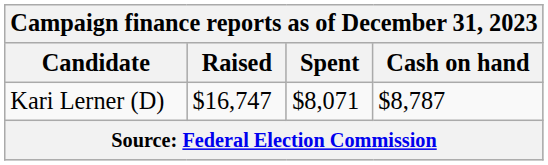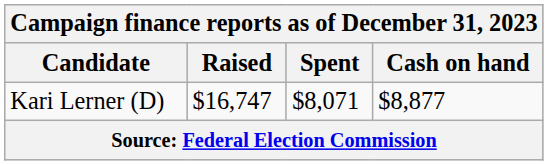(412, 100) $8,787 -> (412, 100) $8,877
